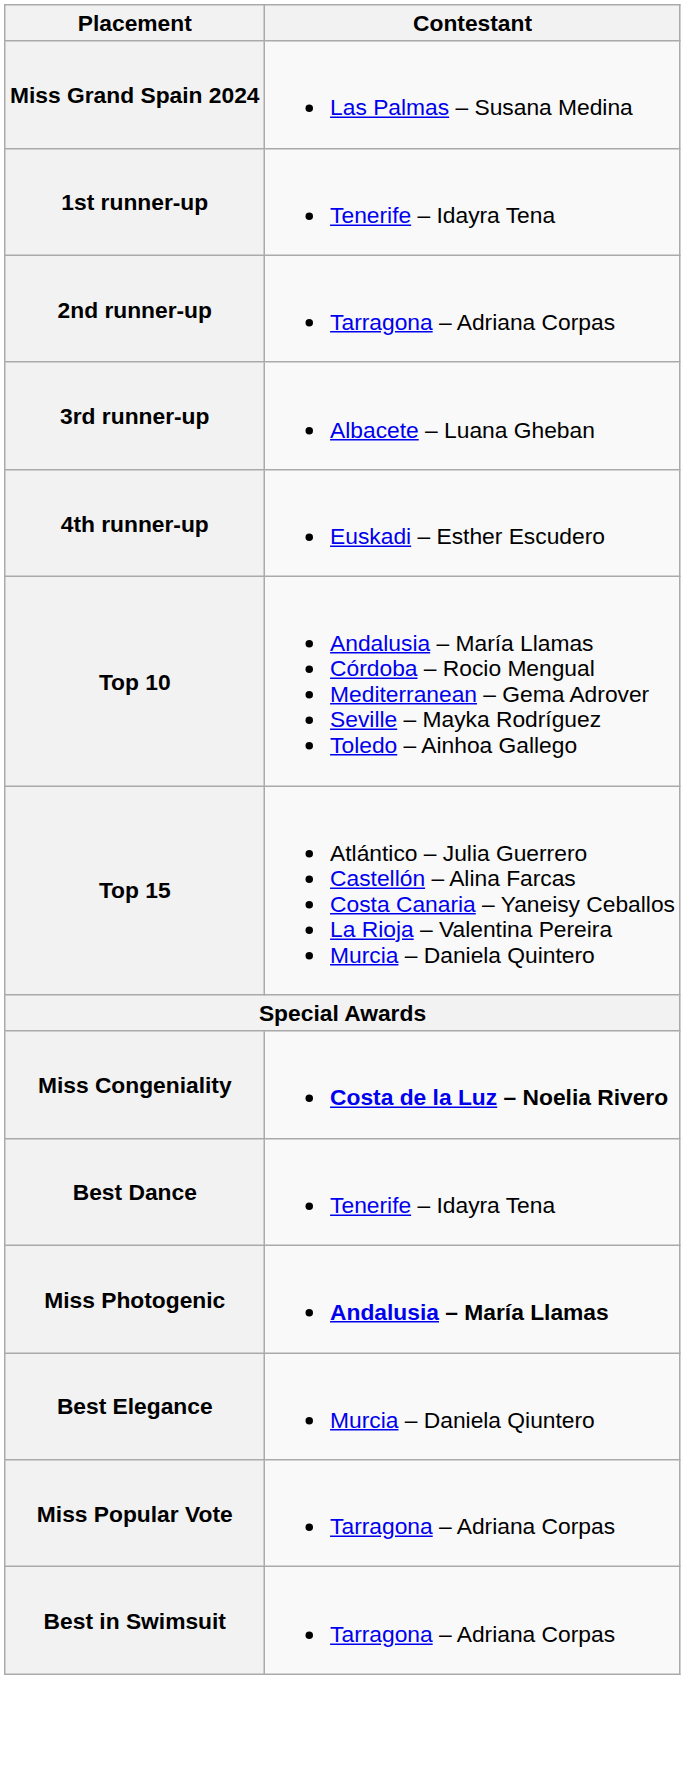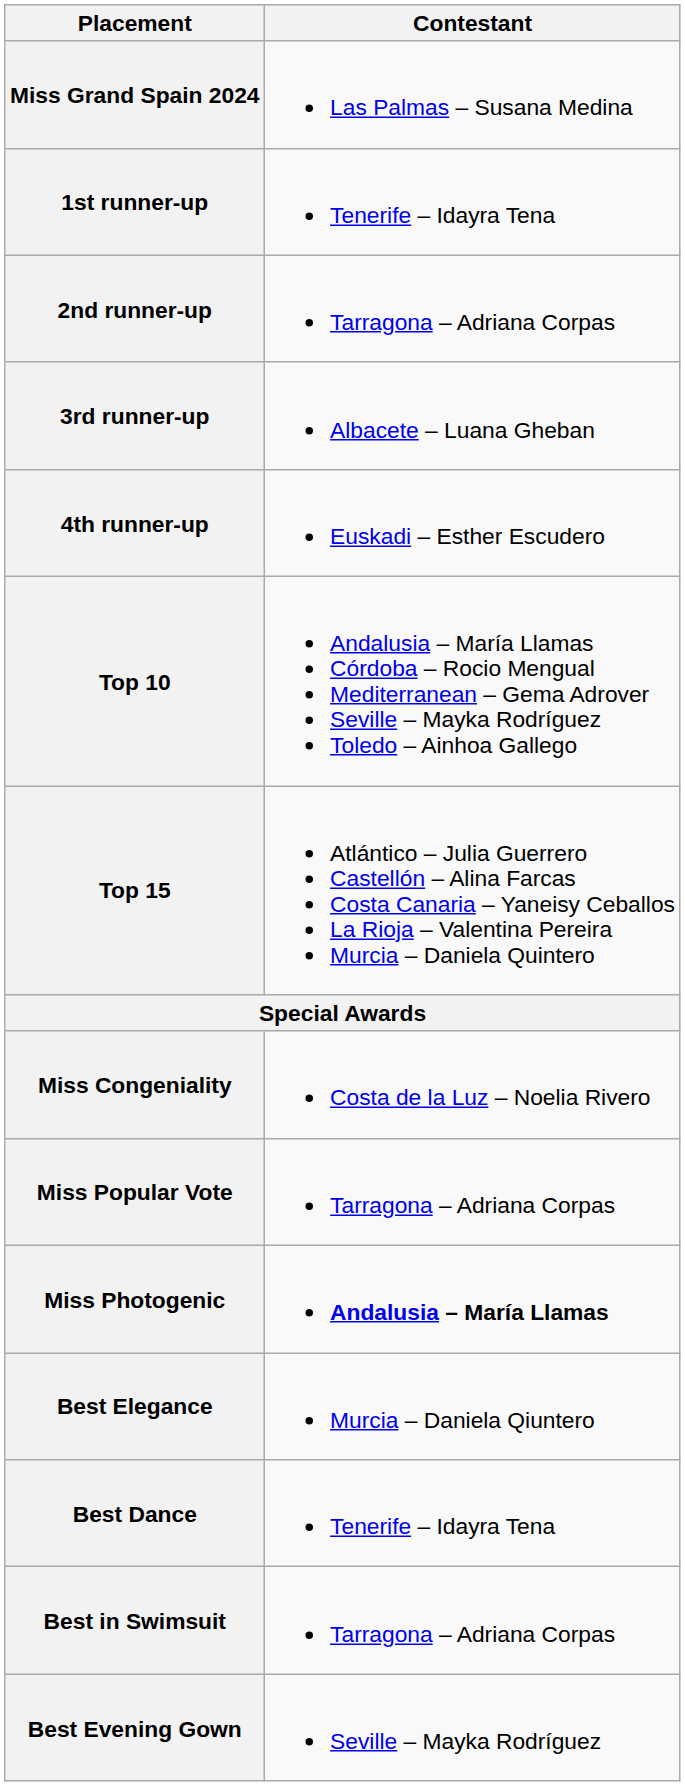(473, 1098) bold -> (473, 1098) normal
rows swapped: (135, 1513) <-> (135, 1192)
+ row: (135, 1728)
